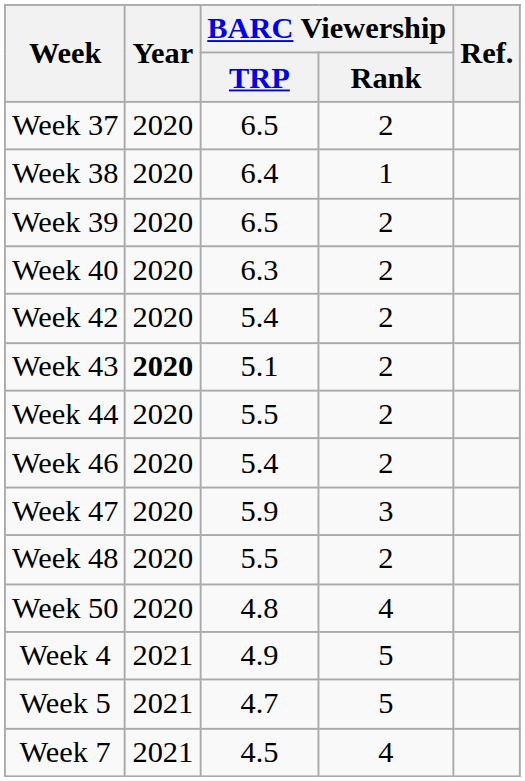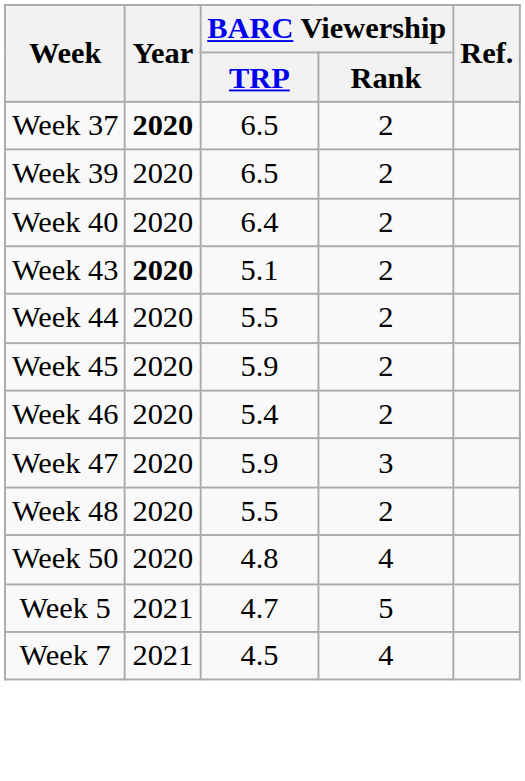(163, 125) normal -> (163, 125) bold
- row: (65, 173)
(259, 269) 6.3 -> (259, 221) 6.4
- row: (65, 317)
+ row: (65, 366)
- row: (65, 655)
